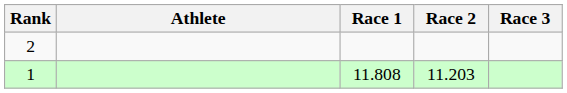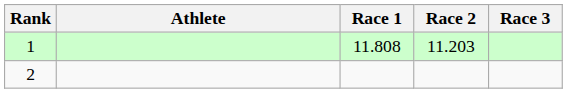rows swapped: (31, 74) <-> (31, 46)
